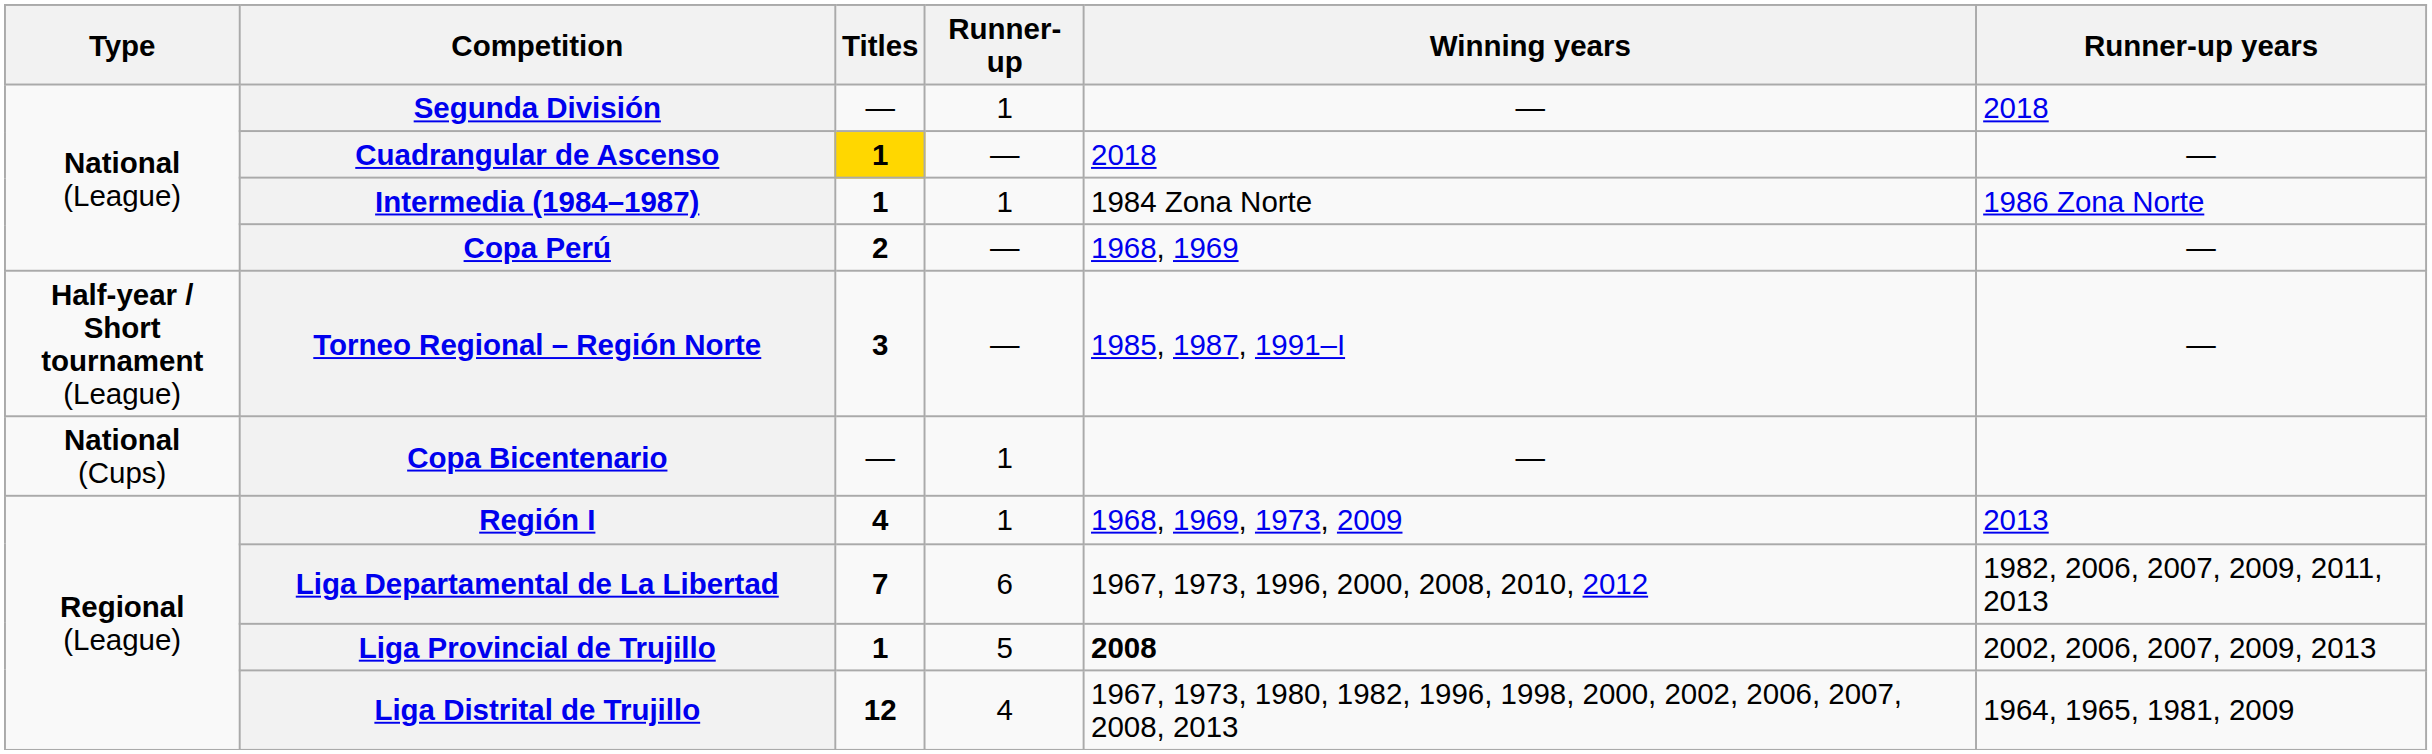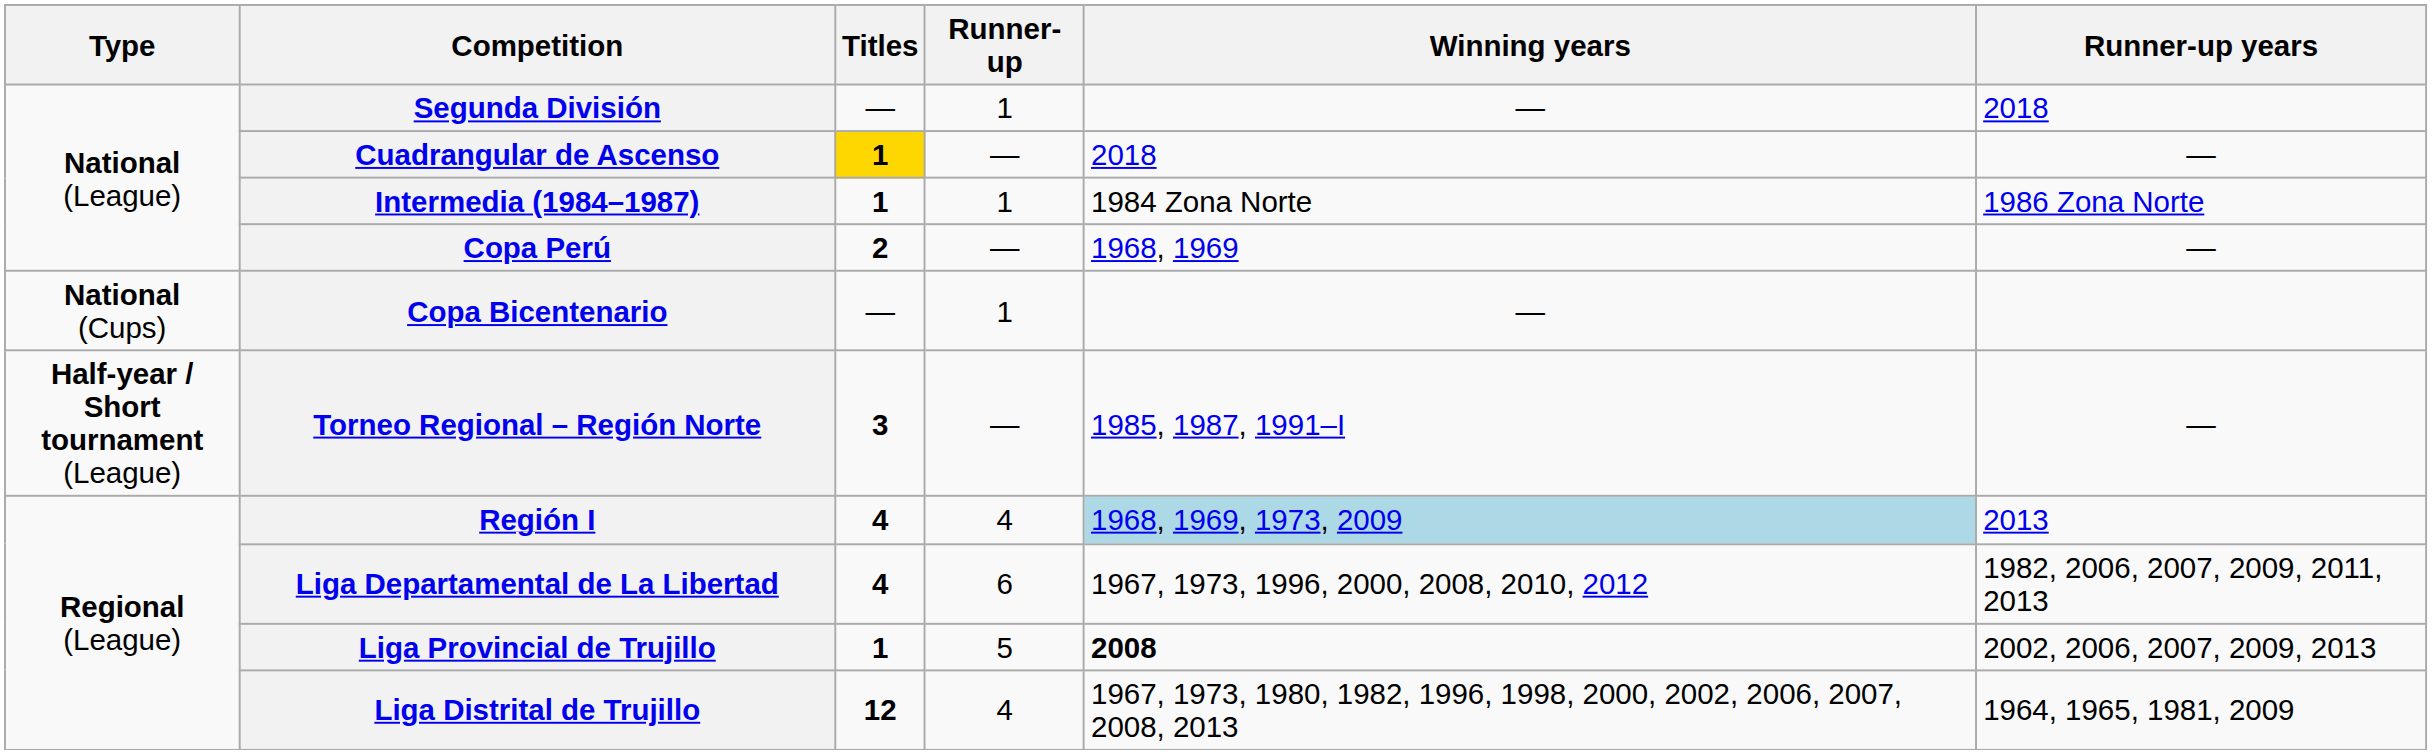rows swapped: (537, 344) <-> (537, 457)
(1005, 520) 1 -> (1005, 520) 4
(1247, 520) no background -> (1247, 520) lightblue background
(880, 583) 7 -> (880, 583) 4
